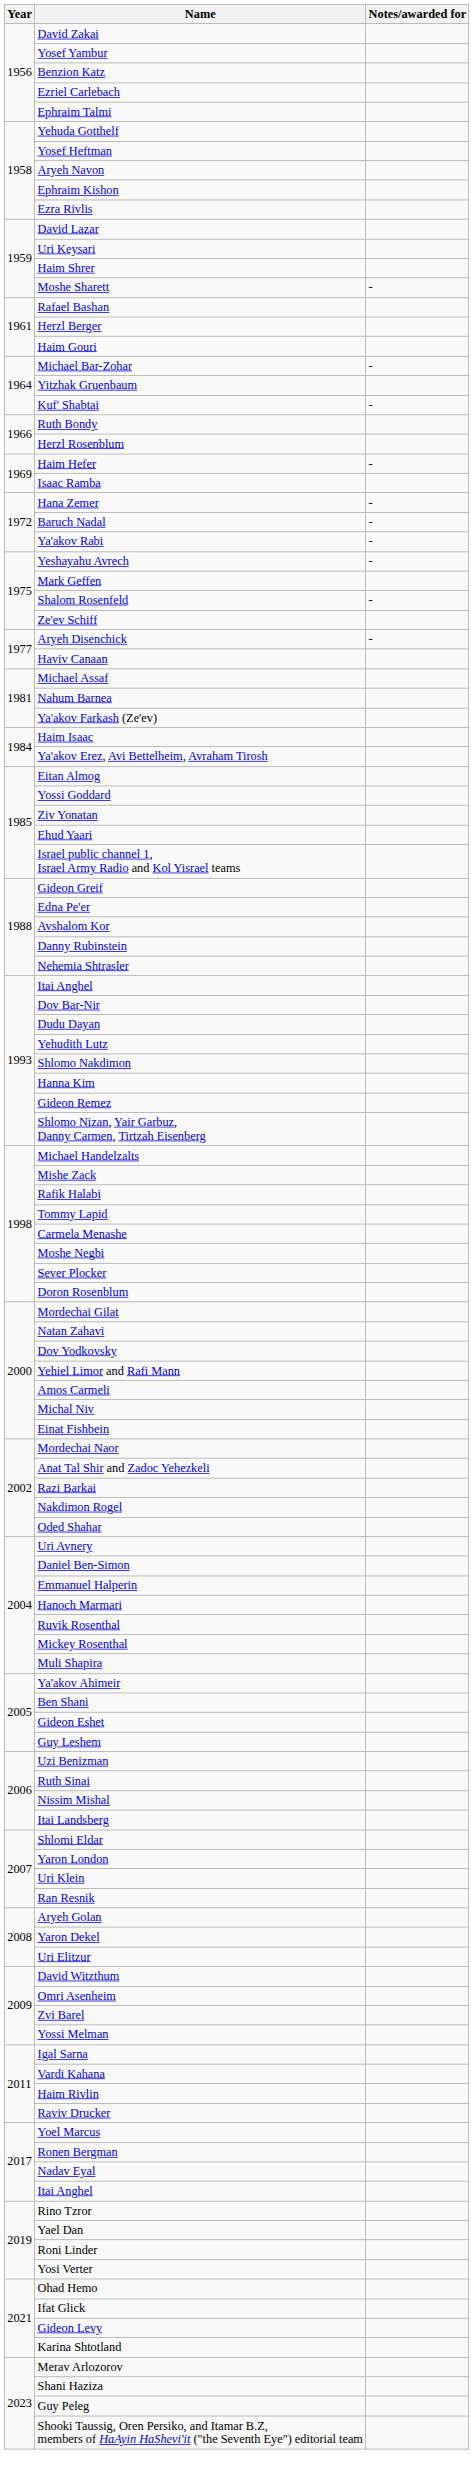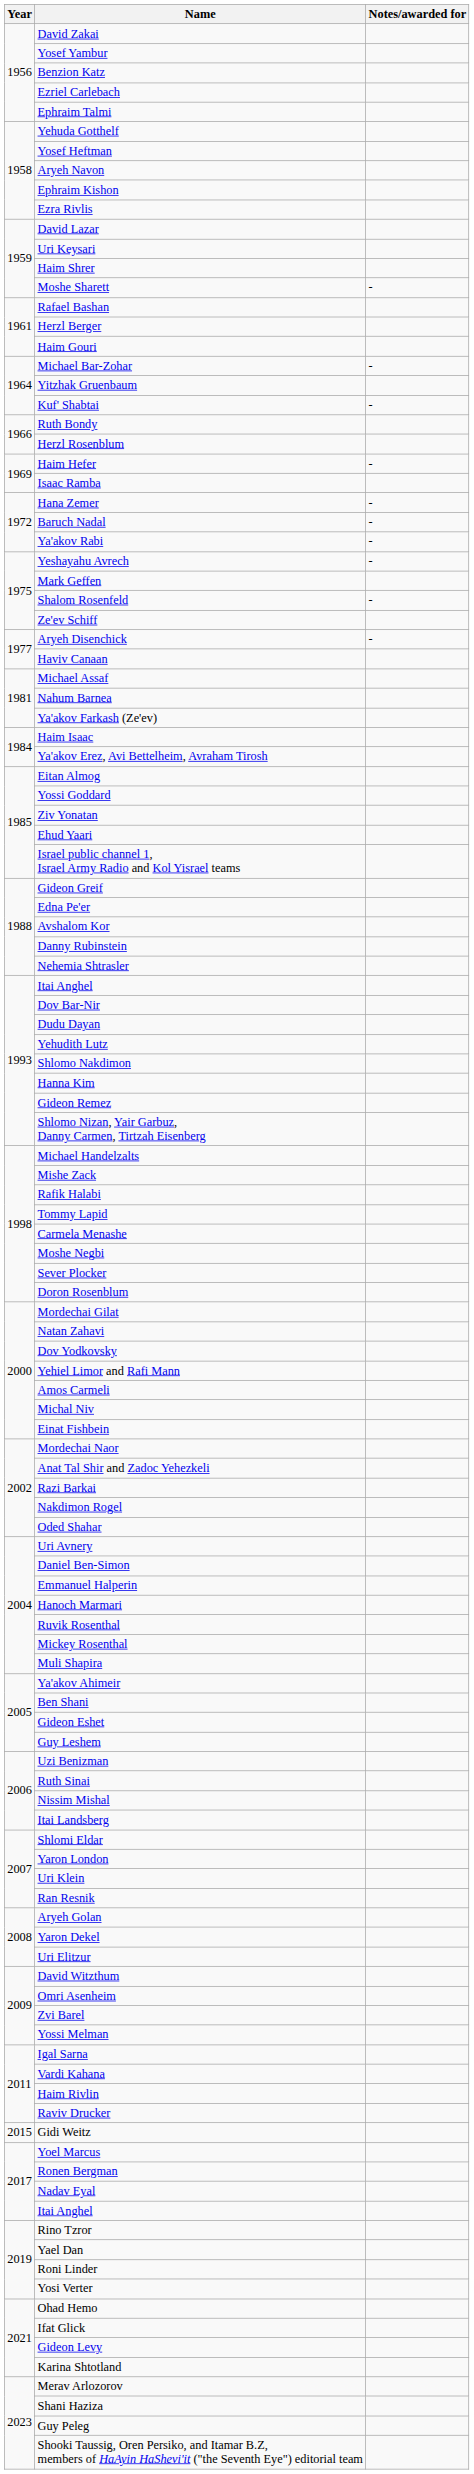+ row: (20, 2132)
